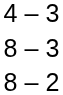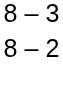- row: (31, 13)
